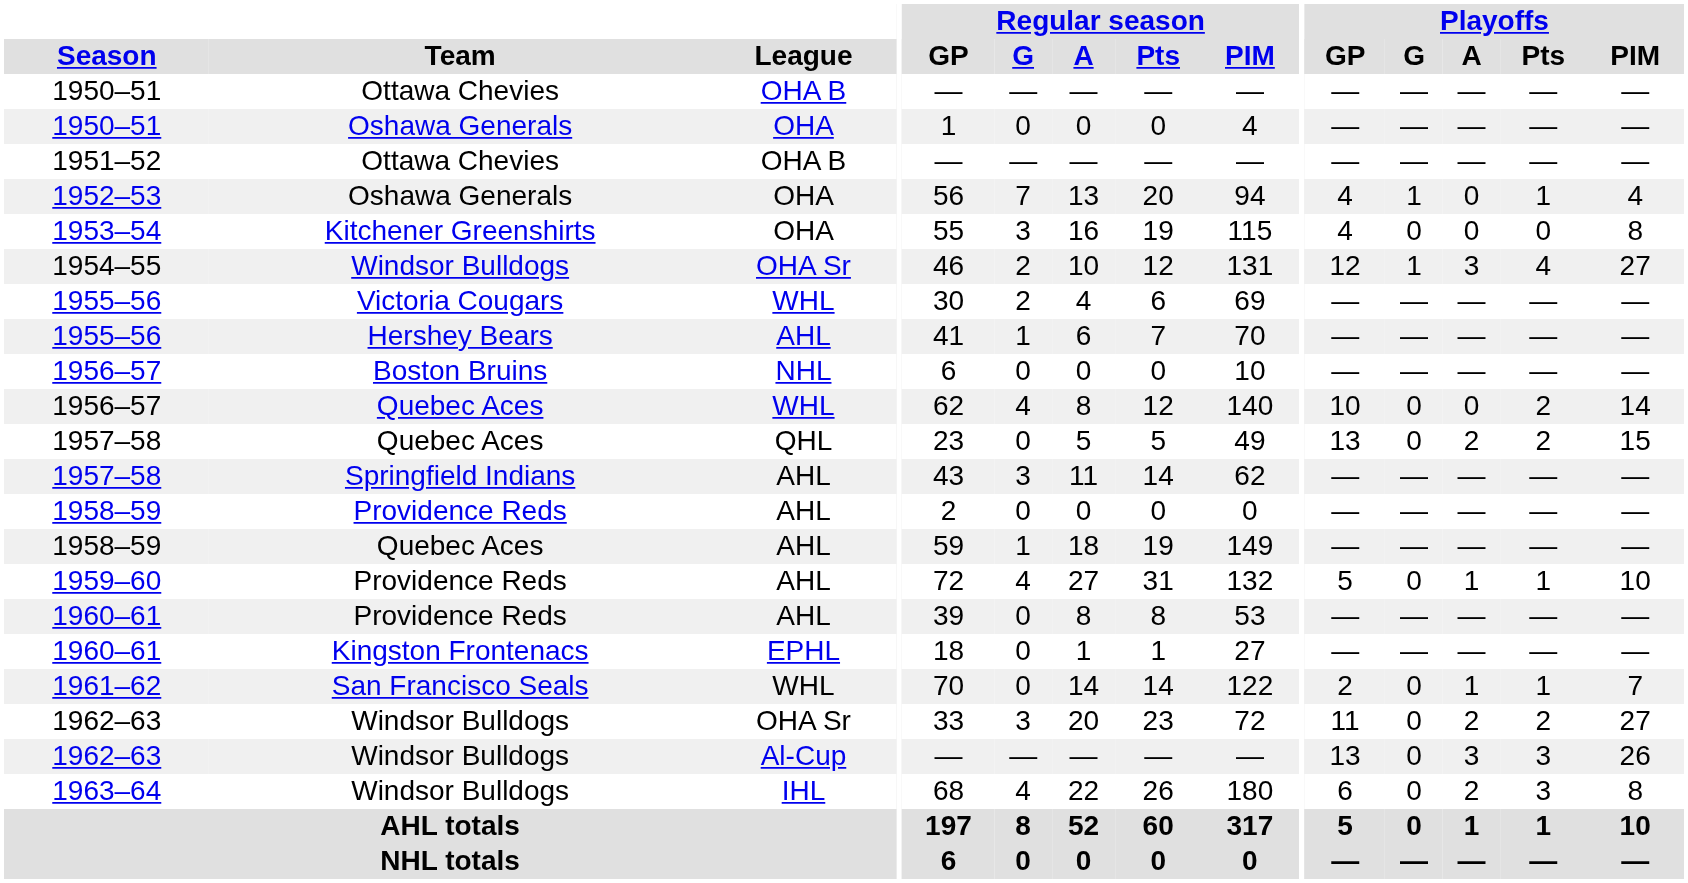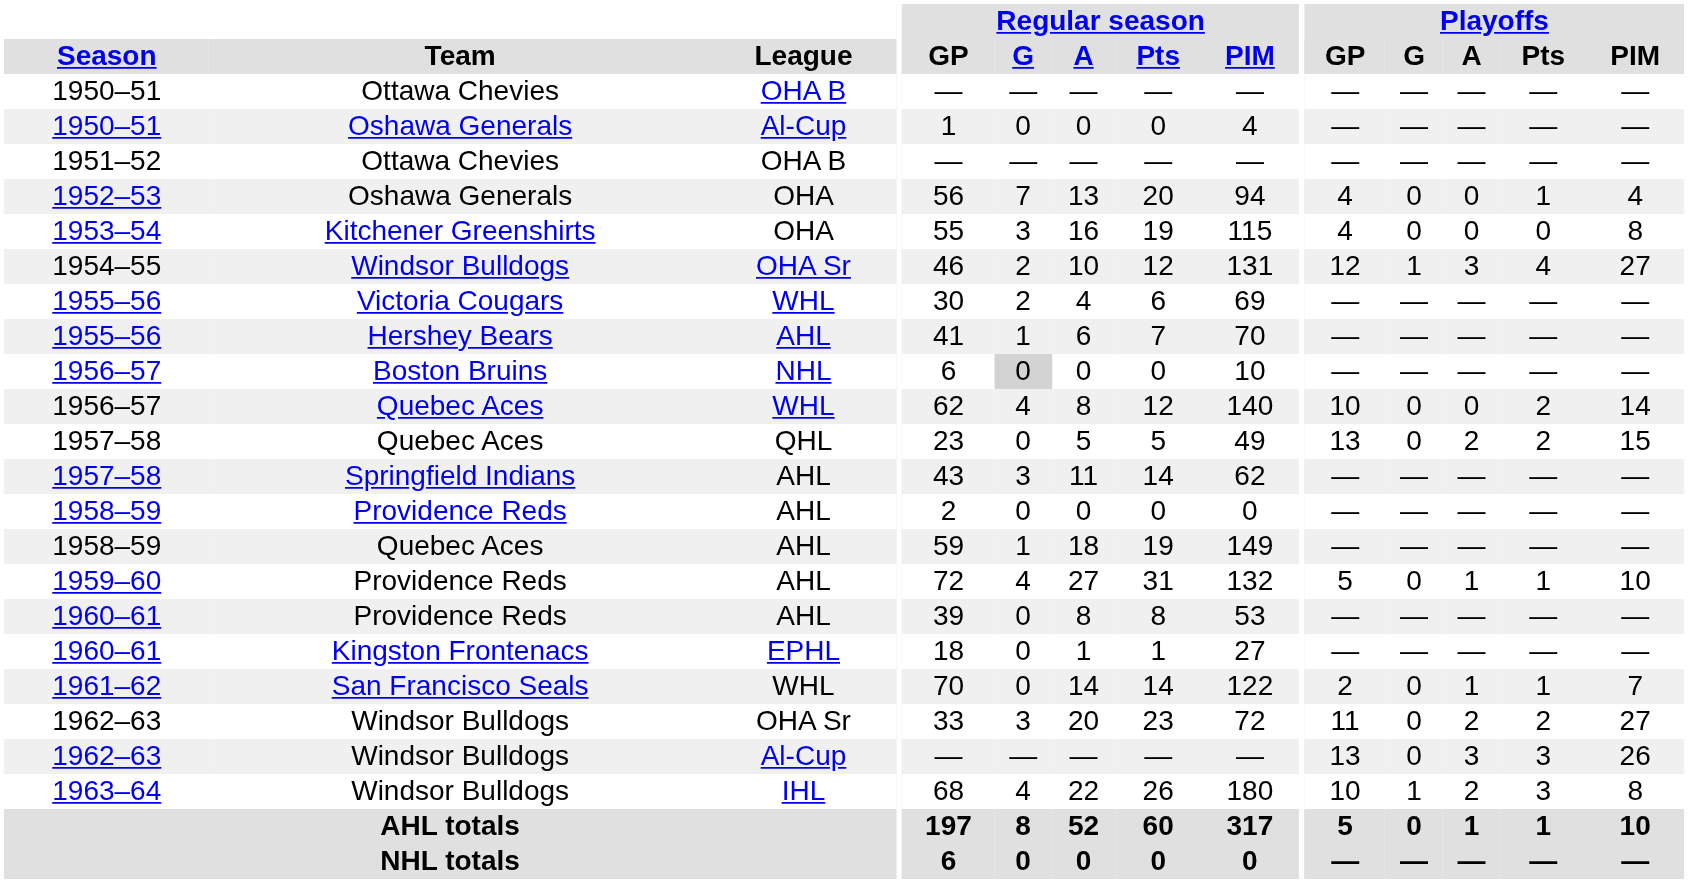(803, 126) OHA -> (803, 126) Al-Cup
(1414, 196) 1 -> (1414, 196) 0
(1023, 371) no background -> (1023, 371) lightgrey background
(1345, 791) 6 -> (1345, 791) 10
(1414, 791) 0 -> (1414, 791) 1
